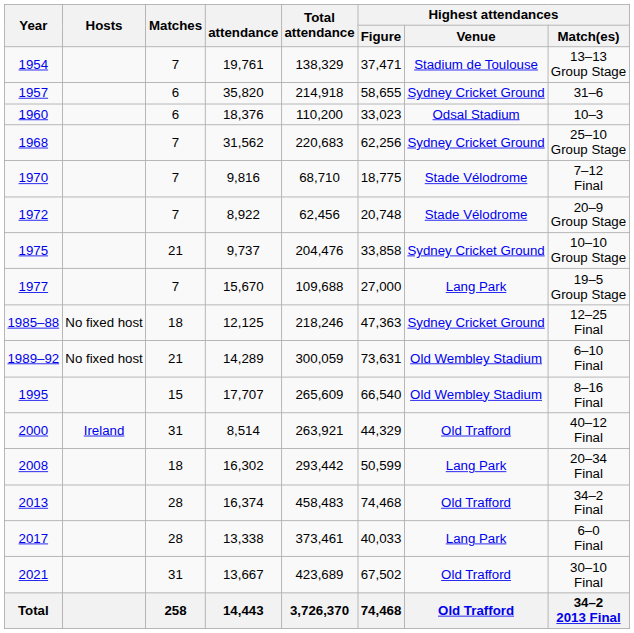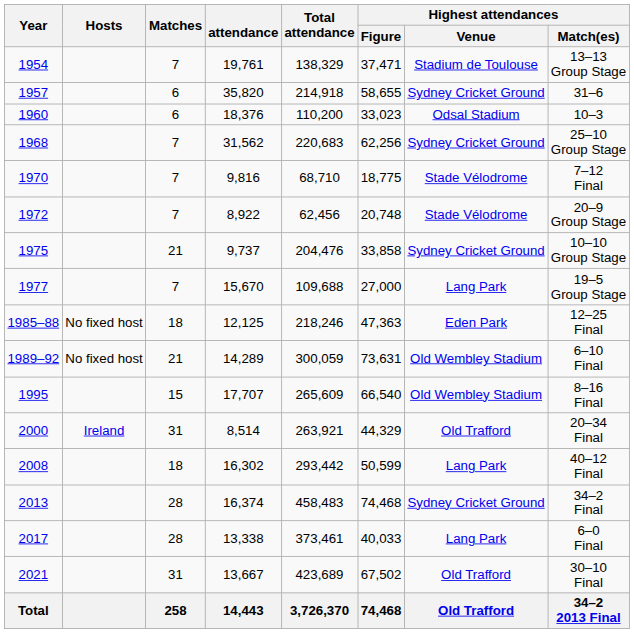(476, 322) Sydney Cricket Ground -> (476, 322) Eden Park
(588, 430) 40–12 Final -> (588, 430) 20–34 Final
(588, 466) 20–34 Final -> (588, 466) 40–12 Final
(476, 502) Old Trafford -> (476, 502) Sydney Cricket Ground
